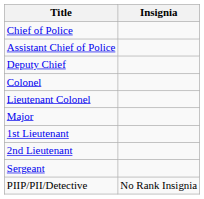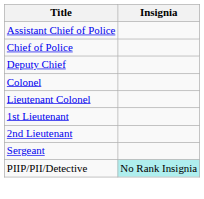rows swapped: (40, 30) <-> (61, 47)
- row: (20, 116)
(159, 185) no background -> (159, 168) paleturquoise background
